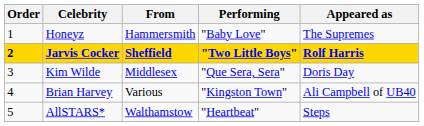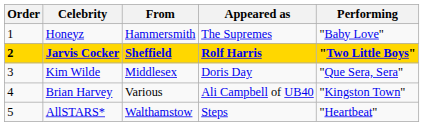columns swapped: (359, 14) <-> (249, 14)
